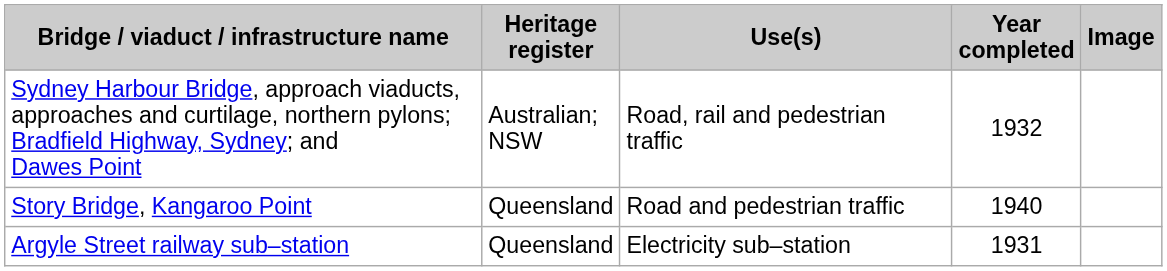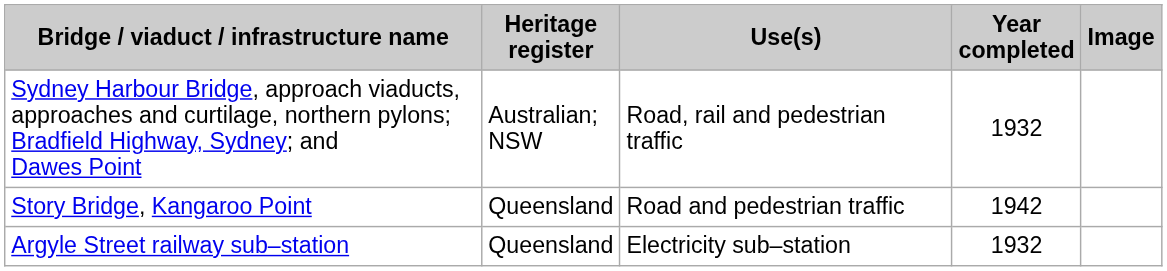(1017, 206) 1940 -> (1017, 206) 1942
(1017, 245) 1931 -> (1017, 245) 1932
